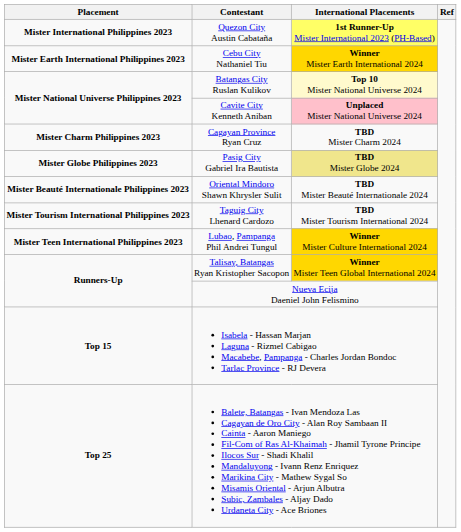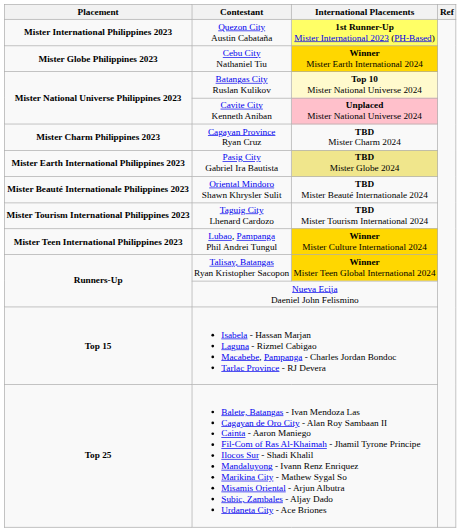(98, 58) Mister Earth International Philippines 2023 -> (98, 58) Mister Globe Philippines 2023
(98, 163) Mister Globe Philippines 2023 -> (98, 163) Mister Earth International Philippines 2023
